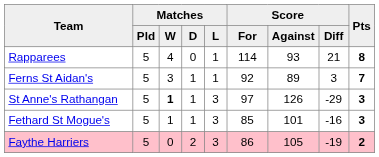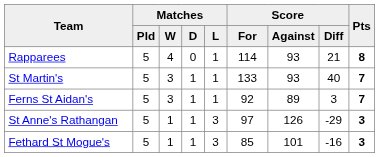+ row: (36, 78)
(170, 99) bold -> (170, 120) normal
- row: (49, 142)
